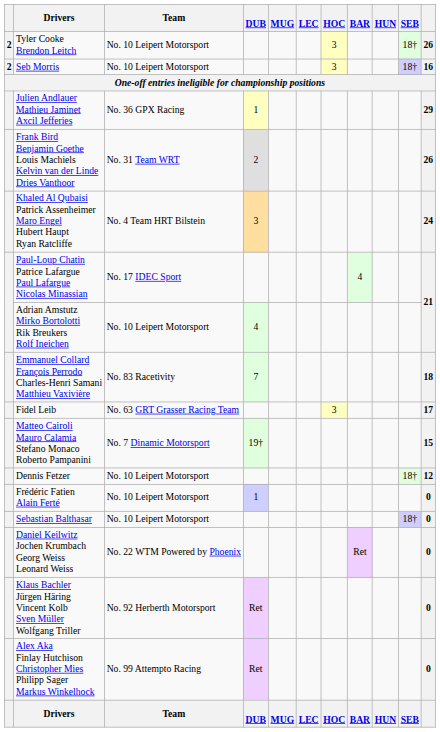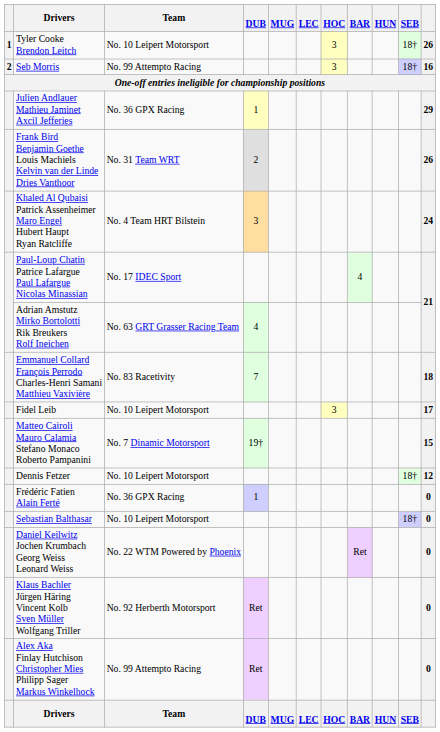(9, 45) 2 -> (9, 45) 1
(158, 66) No. 10 Leipert Motorsport -> (154, 66) No. 99 Attempto Racing
(158, 326) No. 10 Leipert Motorsport -> (173, 326) No. 63 GRT Grasser Racing Team
(173, 409) No. 63 GRT Grasser Racing Team -> (158, 409) No. 10 Leipert Motorsport
(158, 497) No. 10 Leipert Motorsport -> (146, 497) No. 36 GPX Racing
